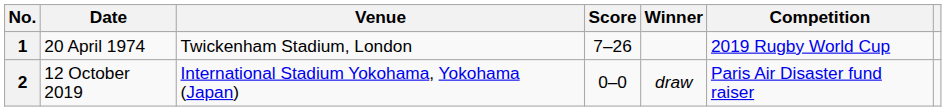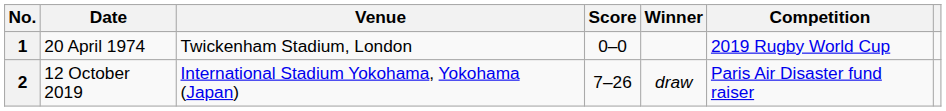(613, 45) 7–26 -> (613, 45) 0–0
(613, 82) 0–0 -> (613, 82) 7–26
